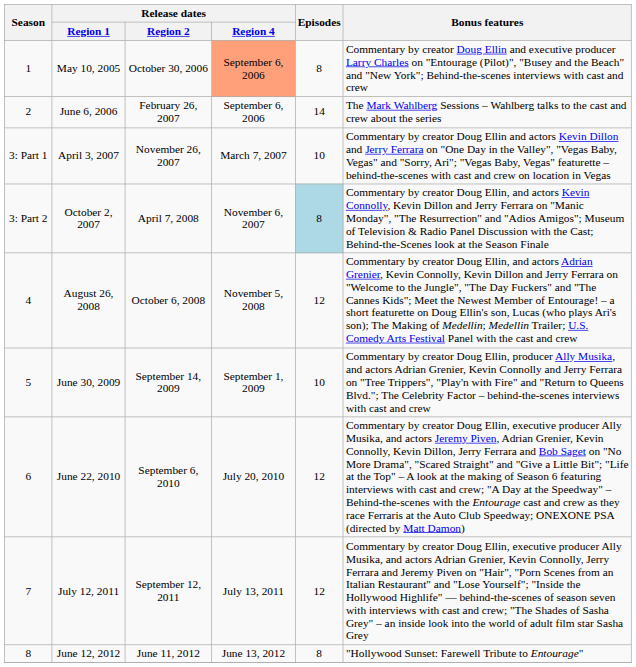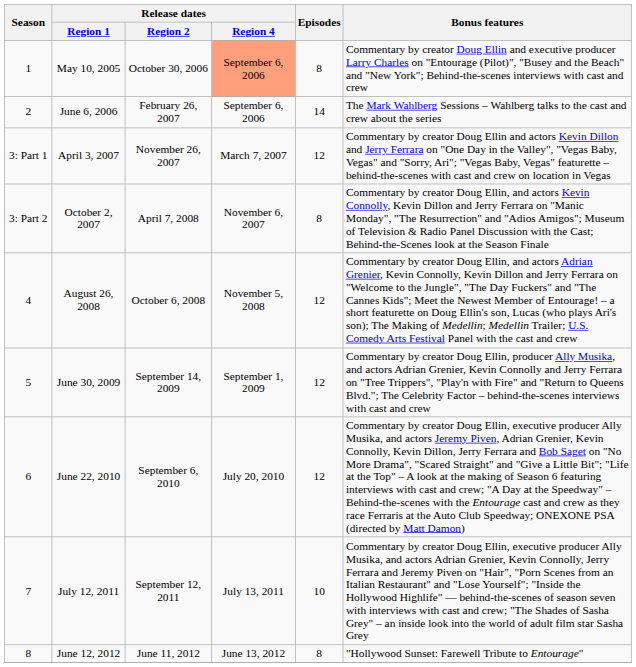(319, 155) 10 -> (319, 155) 12
(319, 218) lightblue background -> (319, 218) no background
(319, 382) 10 -> (319, 382) 12
(319, 591) 12 -> (319, 591) 10
